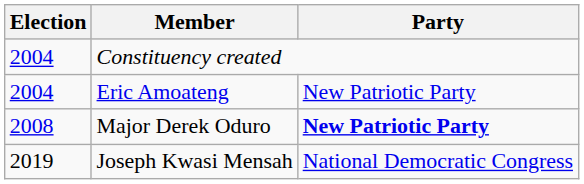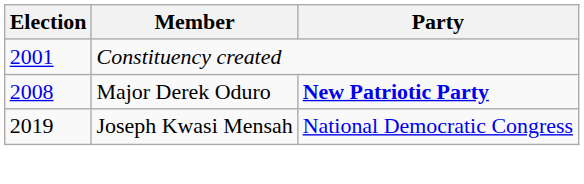(32, 56) 2004 -> (32, 56) 2001
- row: (163, 91)
